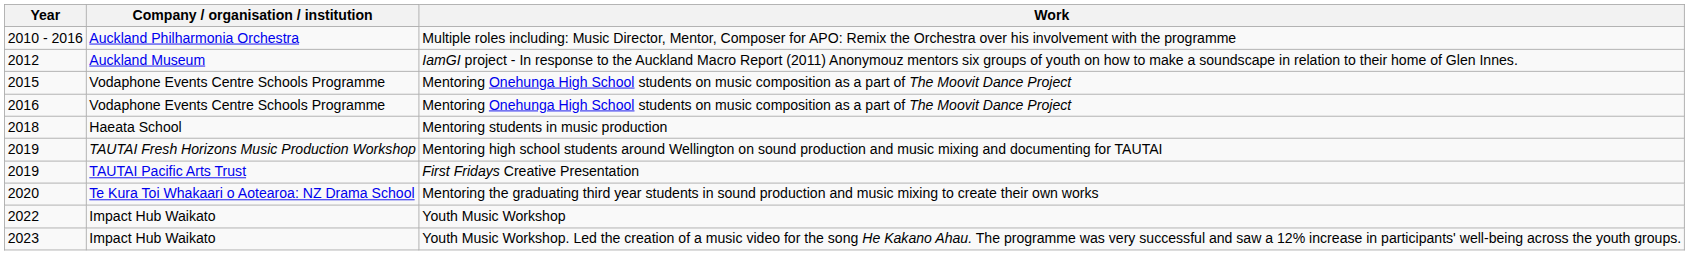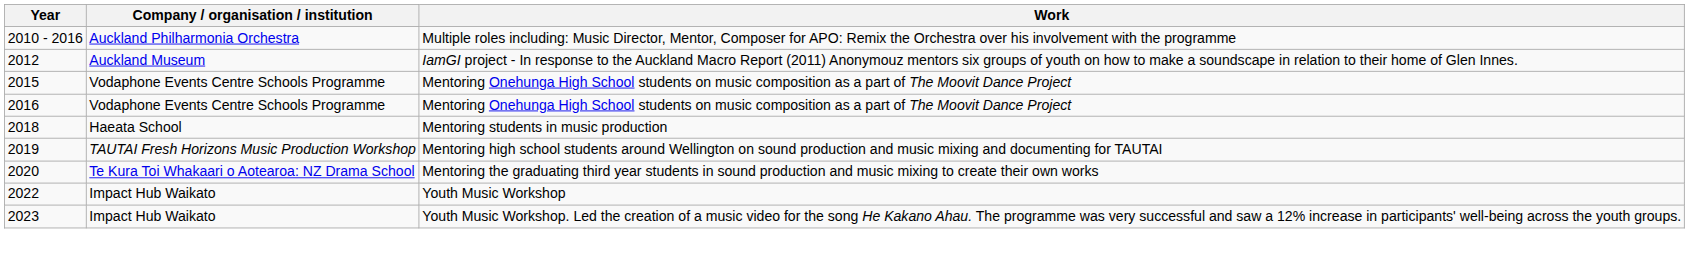- row: (23, 171)
